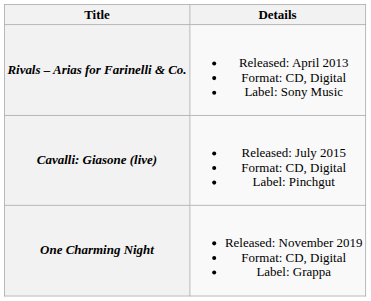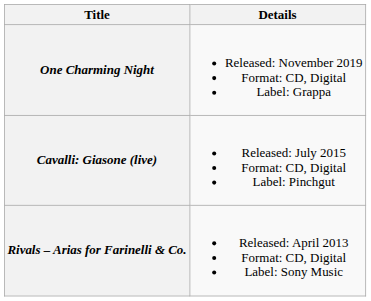rows swapped: (97, 70) <-> (97, 250)
